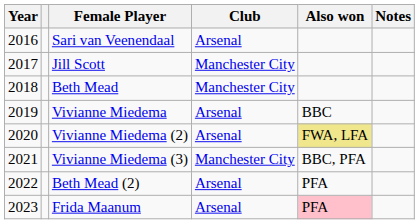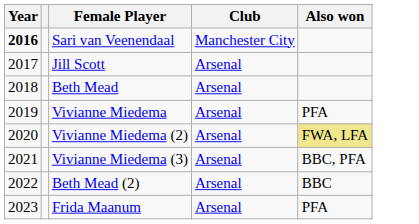- column: (393, 16)
(23, 40) normal -> (23, 40) bold
(218, 40) Arsenal -> (245, 40) Manchester City
(245, 64) Manchester City -> (218, 64) Arsenal
(245, 87) Manchester City -> (218, 87) Arsenal
(317, 111) BBC -> (315, 111) PFA
(245, 159) Manchester City -> (218, 159) Arsenal
(315, 183) PFA -> (317, 183) BBC
(315, 207) pink background -> (315, 207) no background
